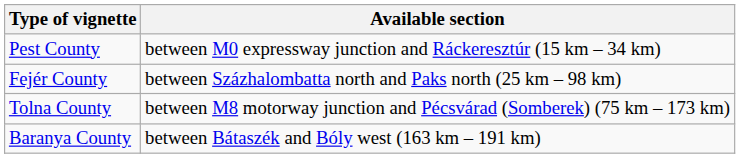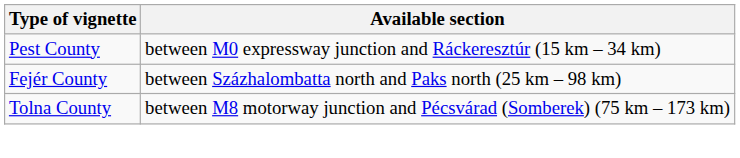- row: (70, 138)
